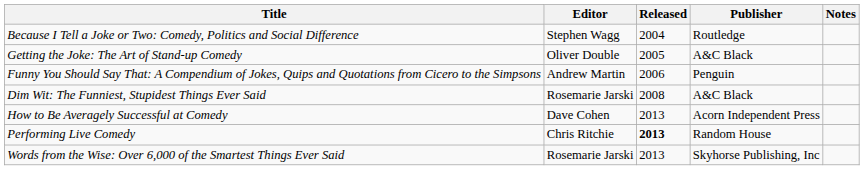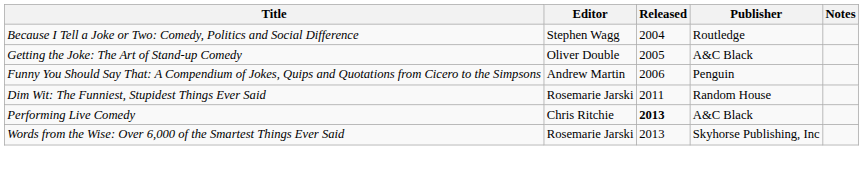(652, 94) 2008 -> (652, 94) 2011
(723, 94) A&C Black -> (732, 94) Random House
- row: (117, 114)
(732, 134) Random House -> (723, 114) A&C Black
